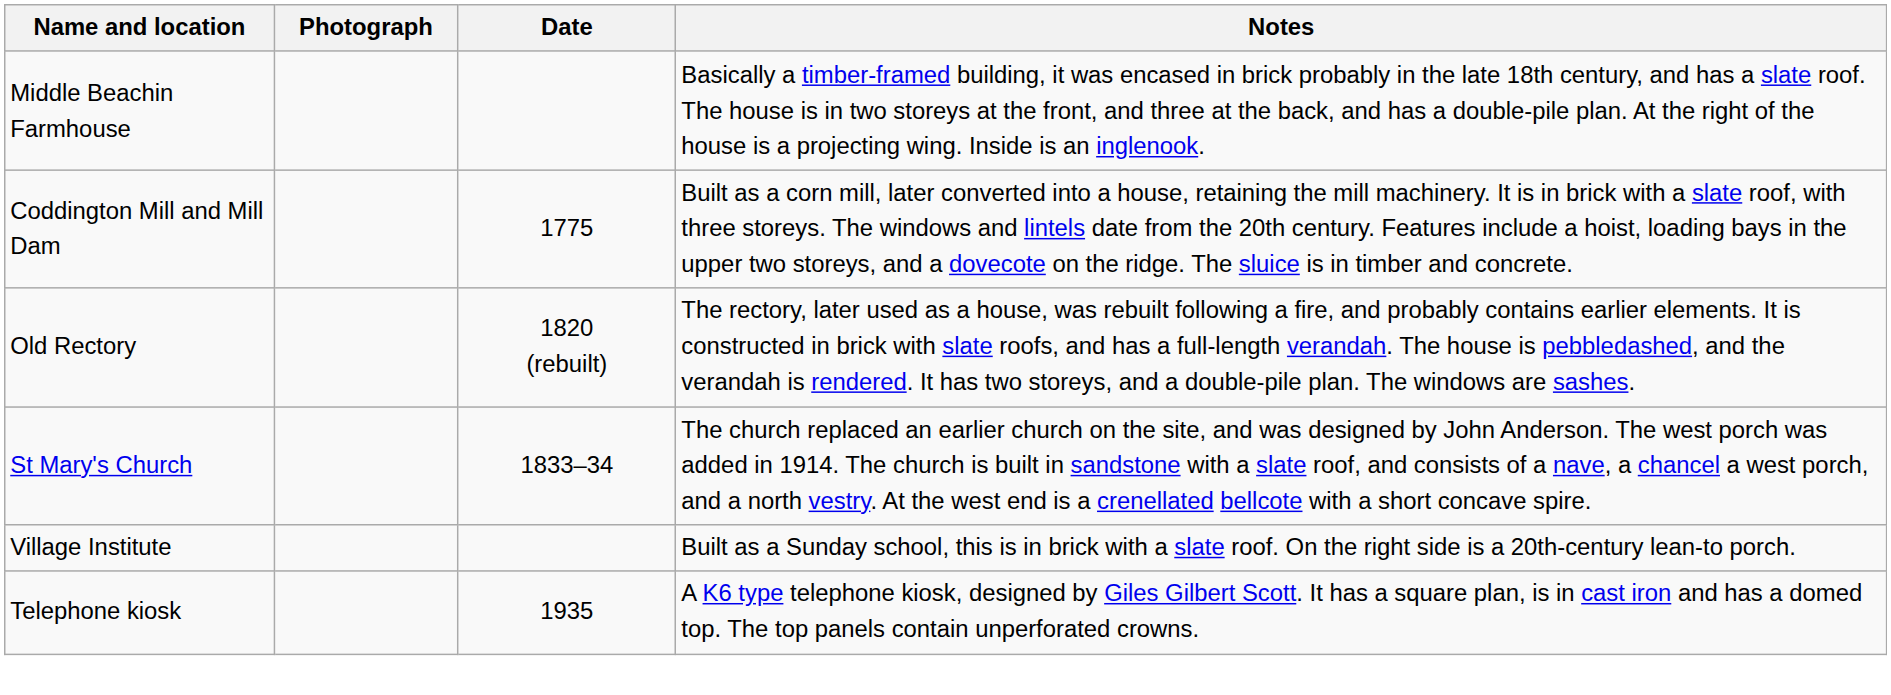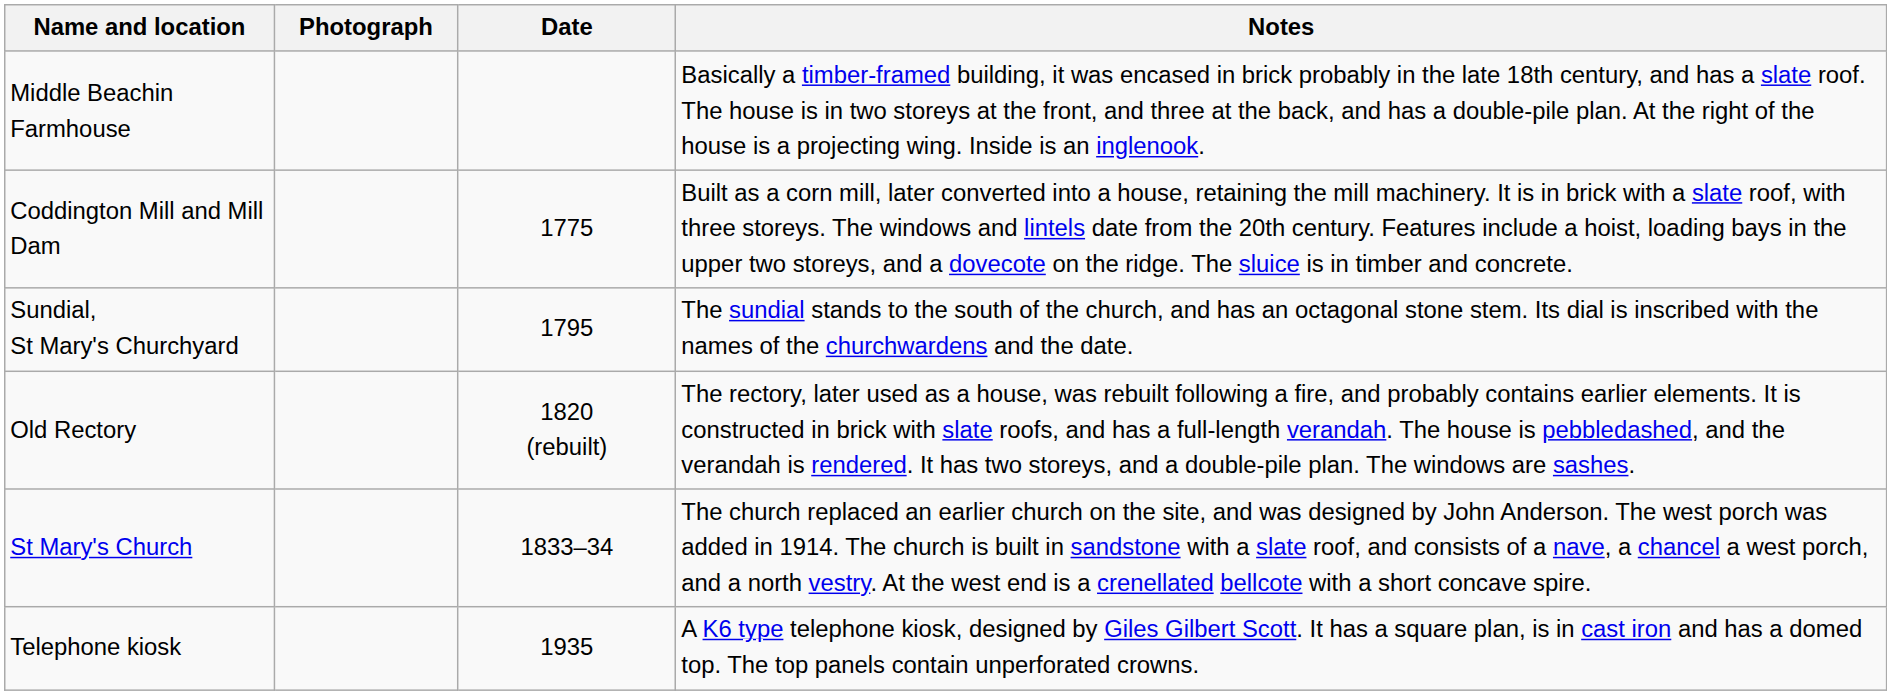+ row: (124, 329)
- row: (91, 547)
